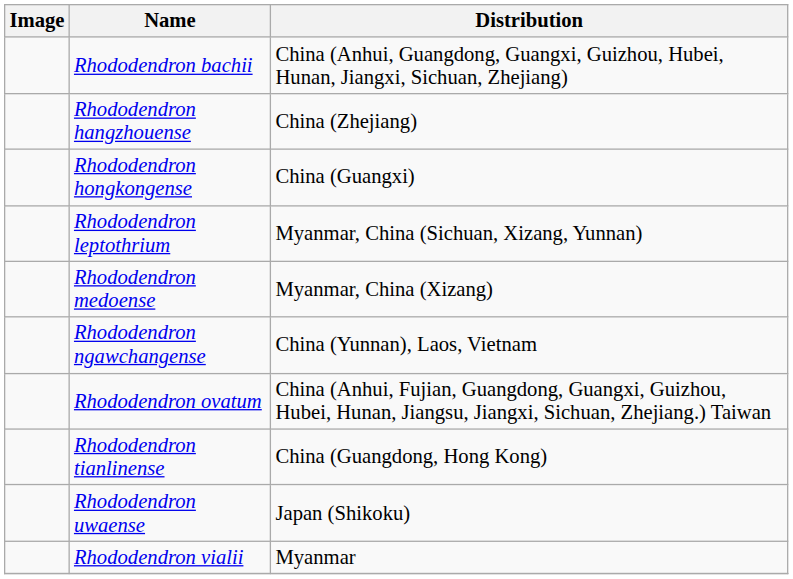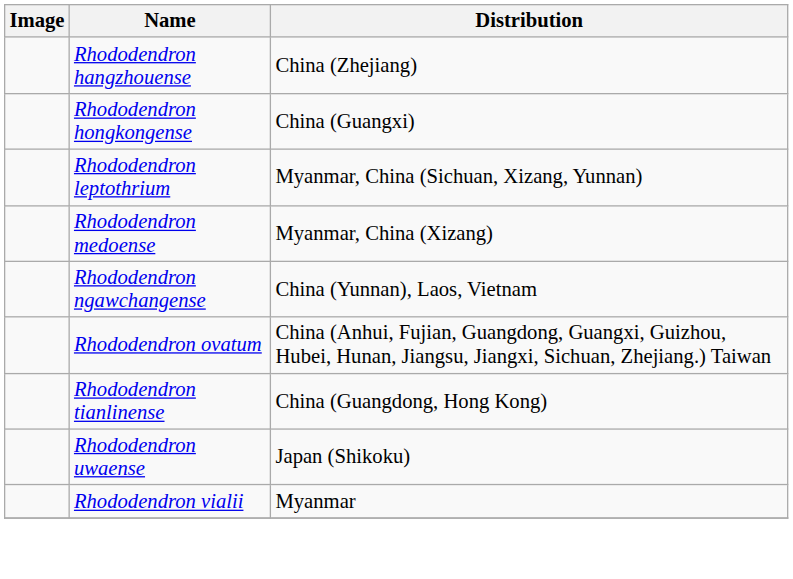- row: (163, 65)
